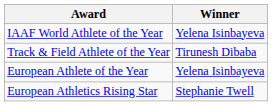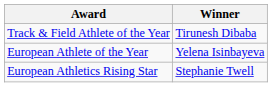- row: (85, 33)
